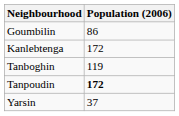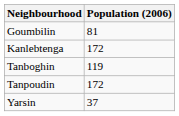(92, 31) 86 -> (92, 31) 81
(95, 84) bold -> (95, 84) normal
